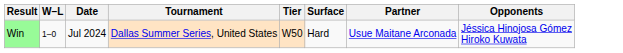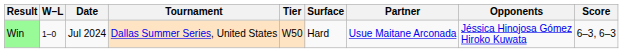+ column: (596, 12)
